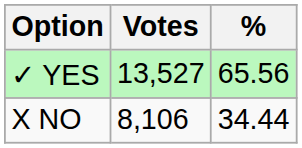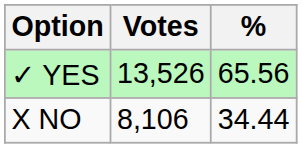(161, 73) 13,527 -> (161, 73) 13,526
